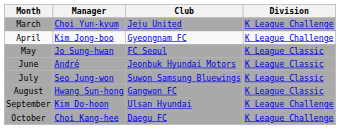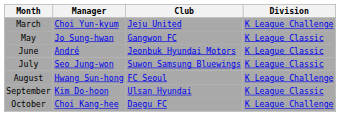- row: (28, 38)
(147, 51) FC Seoul -> (152, 38) Gangwon FC
(152, 91) Gangwon FC -> (147, 78) FC Seoul
(284, 91) K League Classic -> (289, 78) K League Challenge
(289, 104) K League Challenge -> (284, 91) K League Classic
